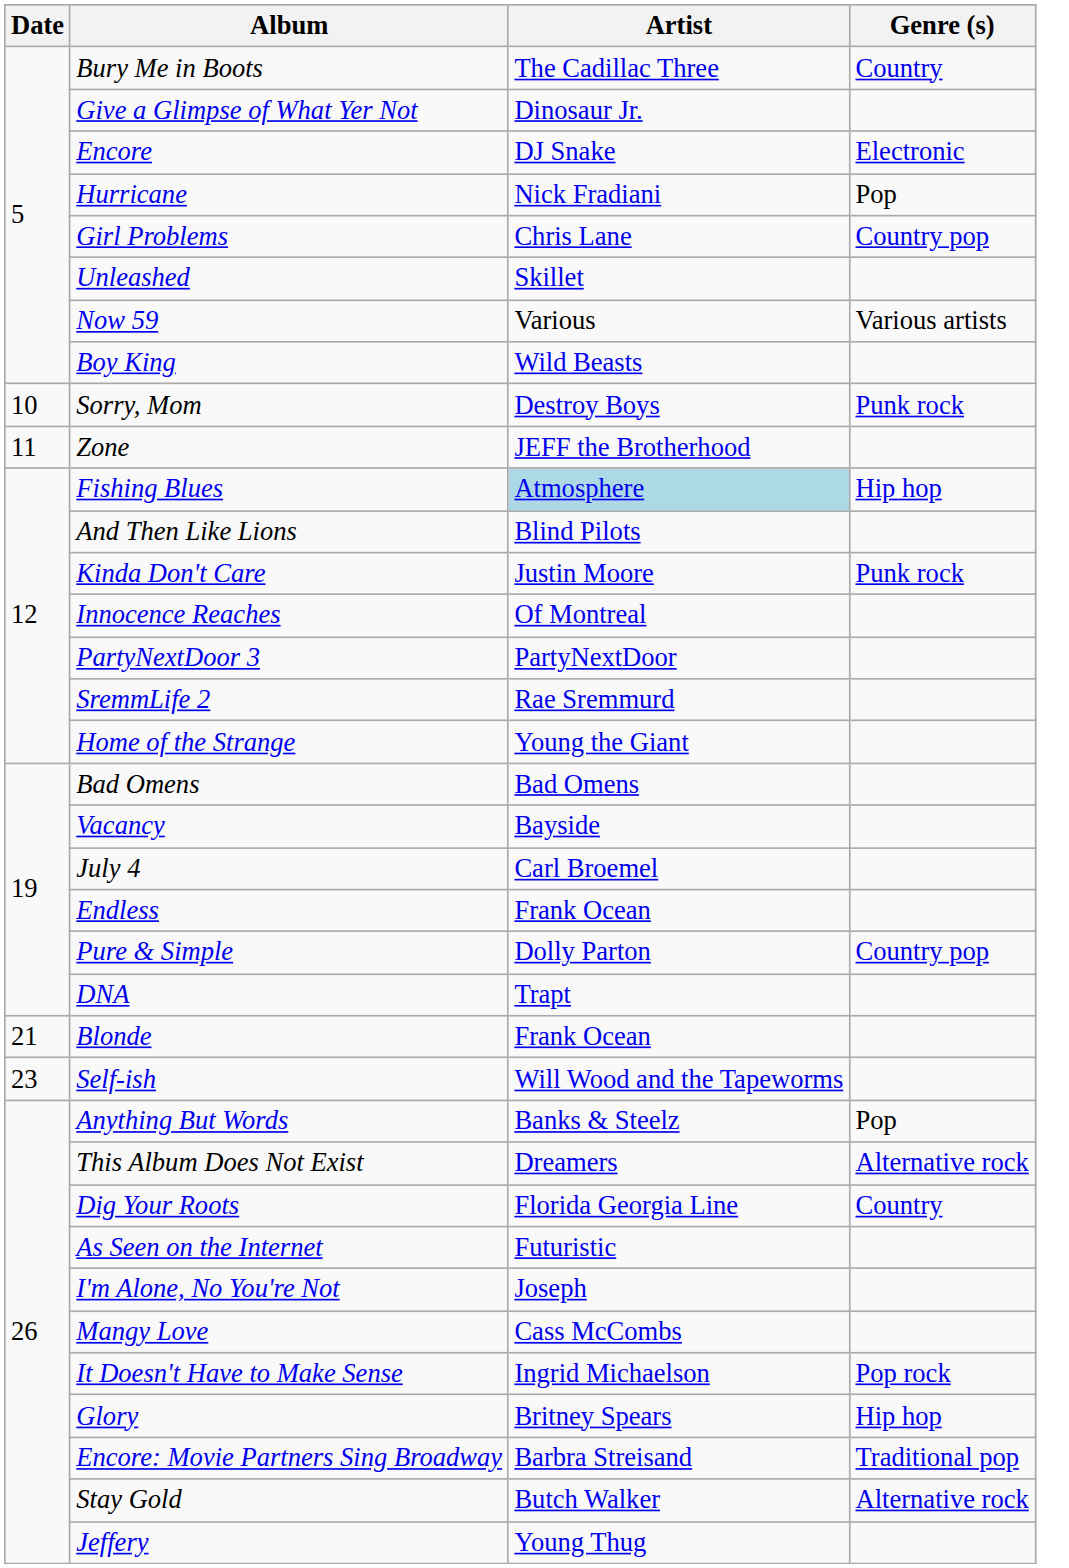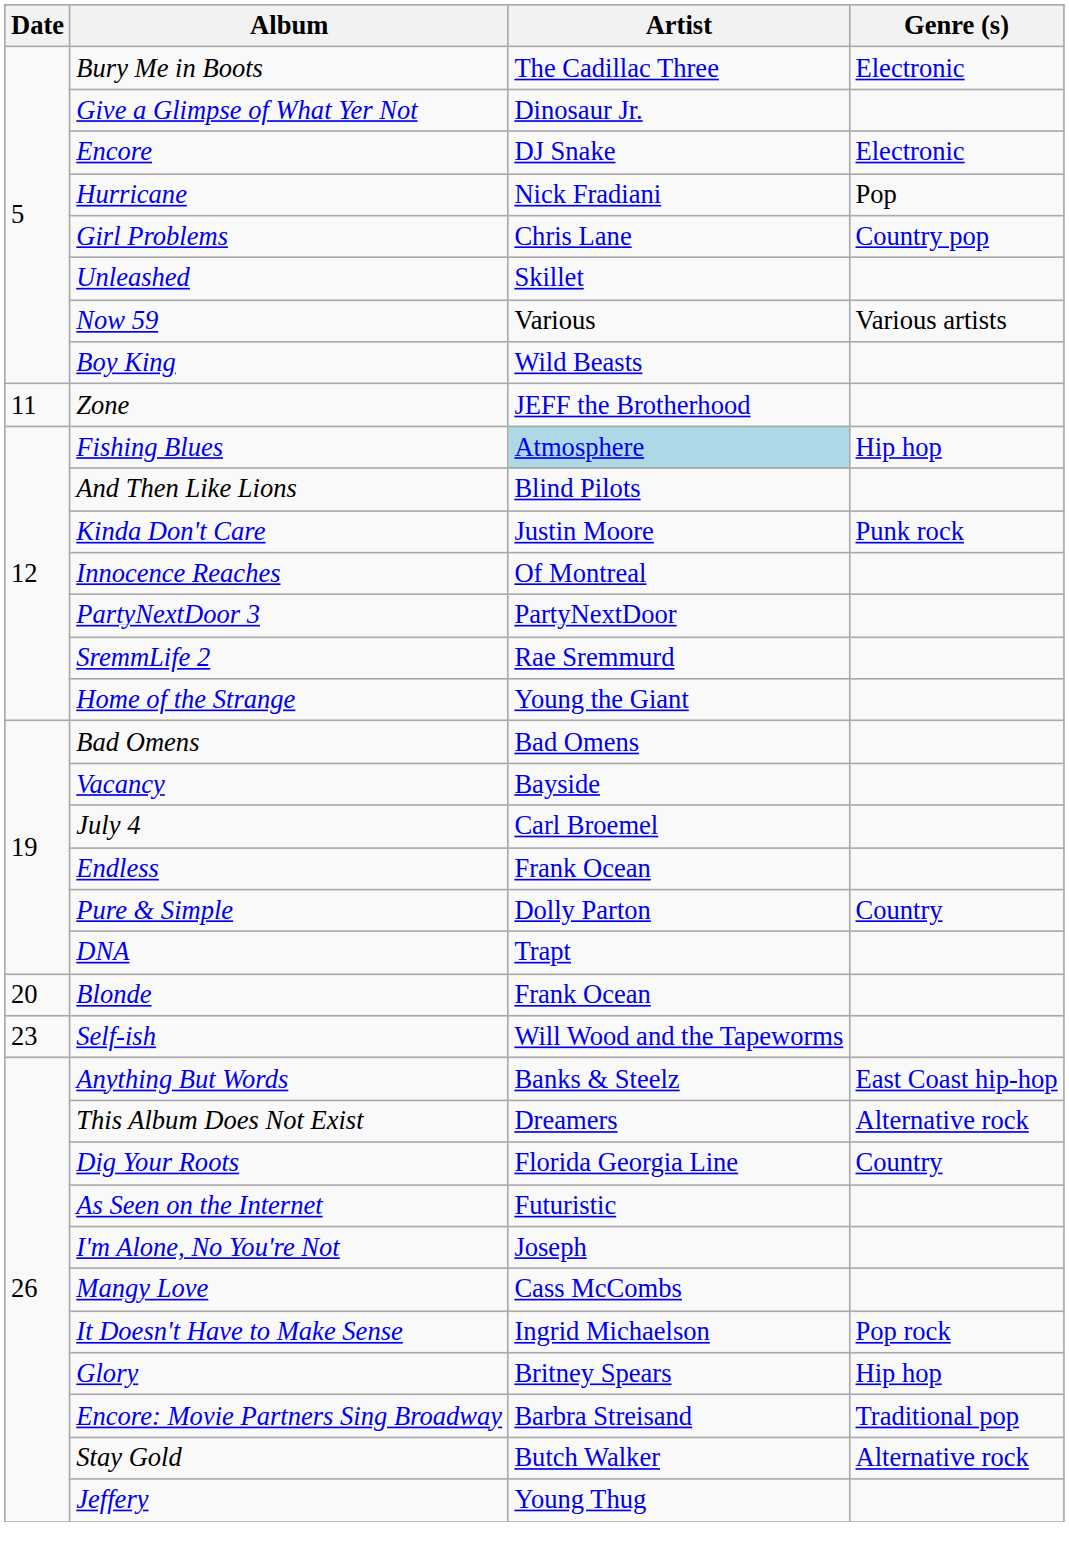(899, 67) Country -> (910, 67) Electronic
- row: (139, 404)
(922, 952) Country pop -> (899, 910) Country
(24, 1036) 21 -> (24, 994) 20
(876, 1120) Pop -> (957, 1078) East Coast hip-hop
